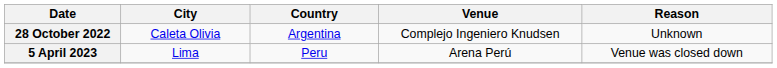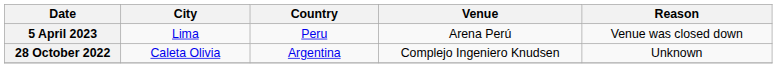rows swapped: (63, 33) <-> (63, 53)
